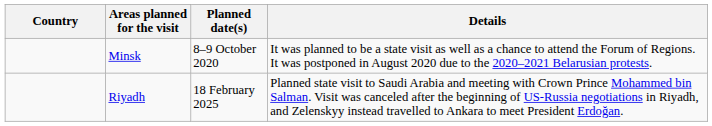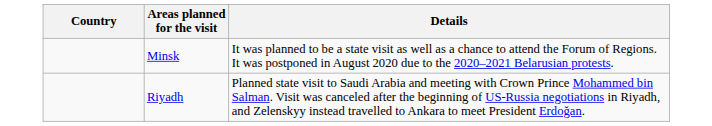- column: (229, 21)
